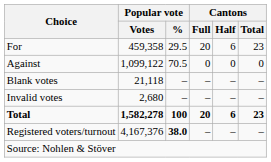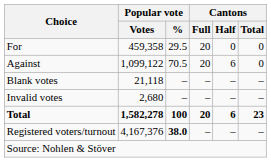(233, 47) 6 -> (233, 47) 0
(259, 47) 23 -> (261, 47) 0
(208, 64) 0 -> (205, 64) 20
(233, 64) 0 -> (233, 64) 6
